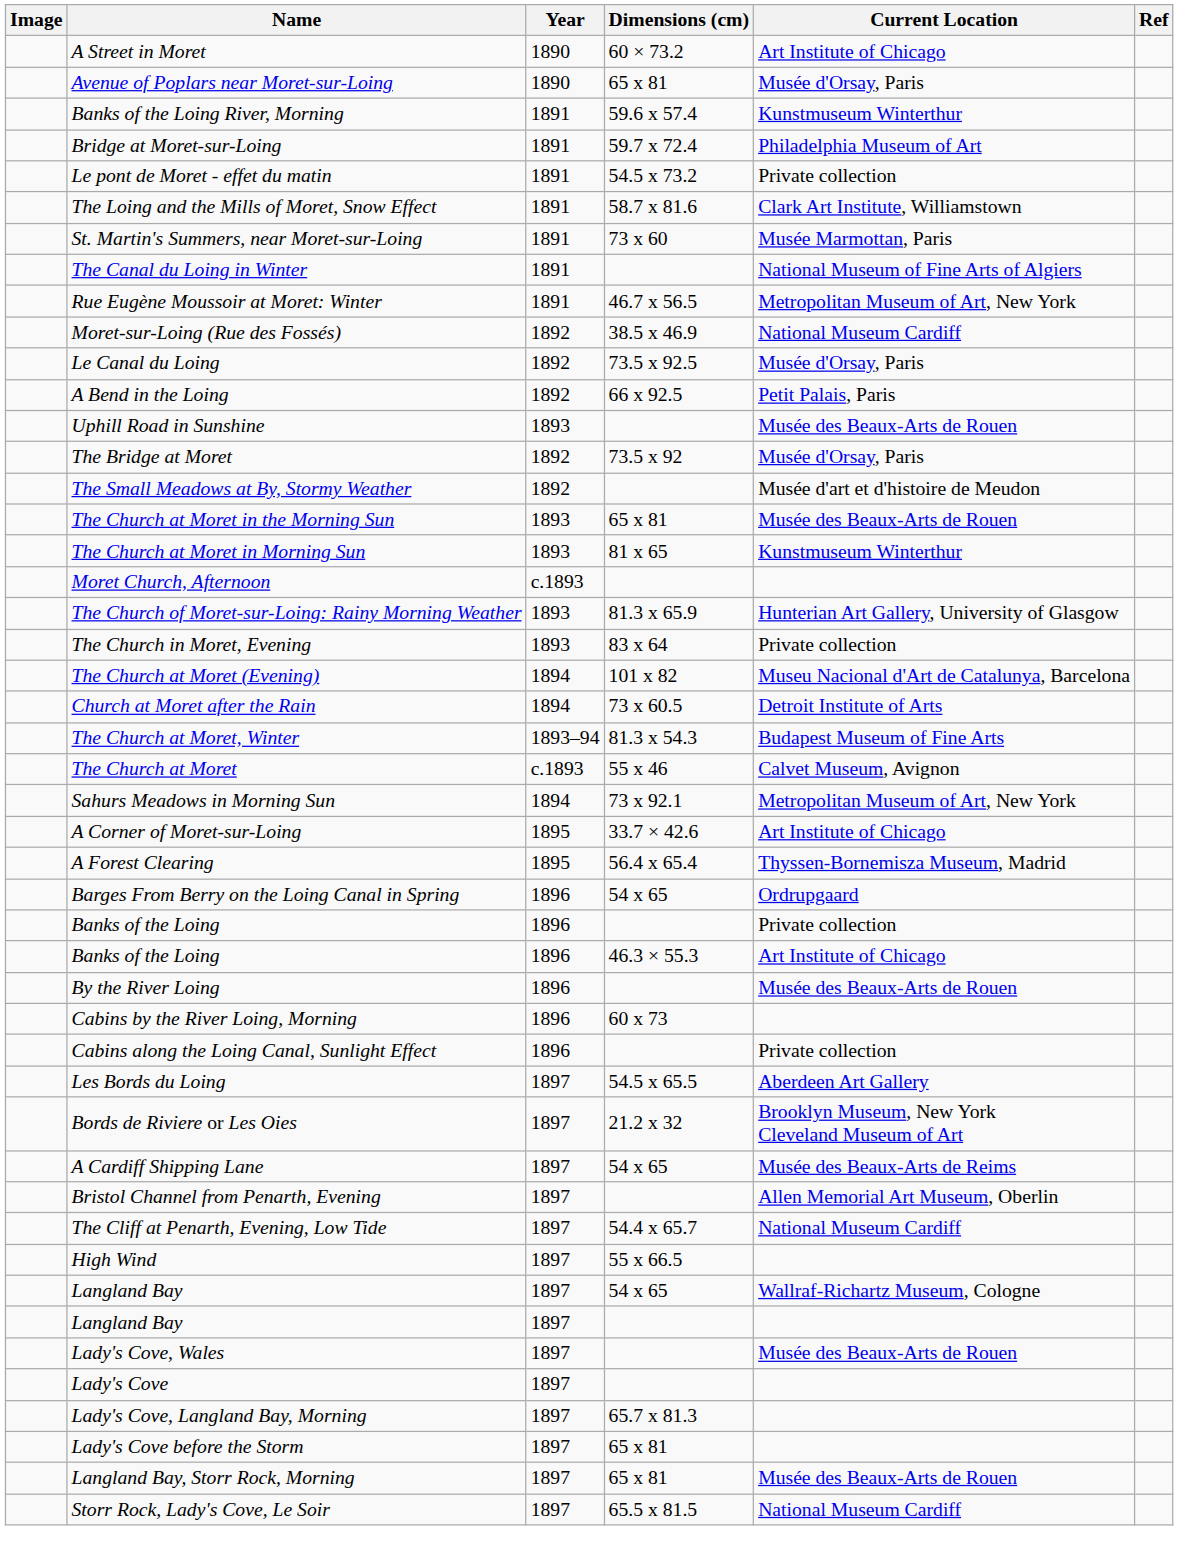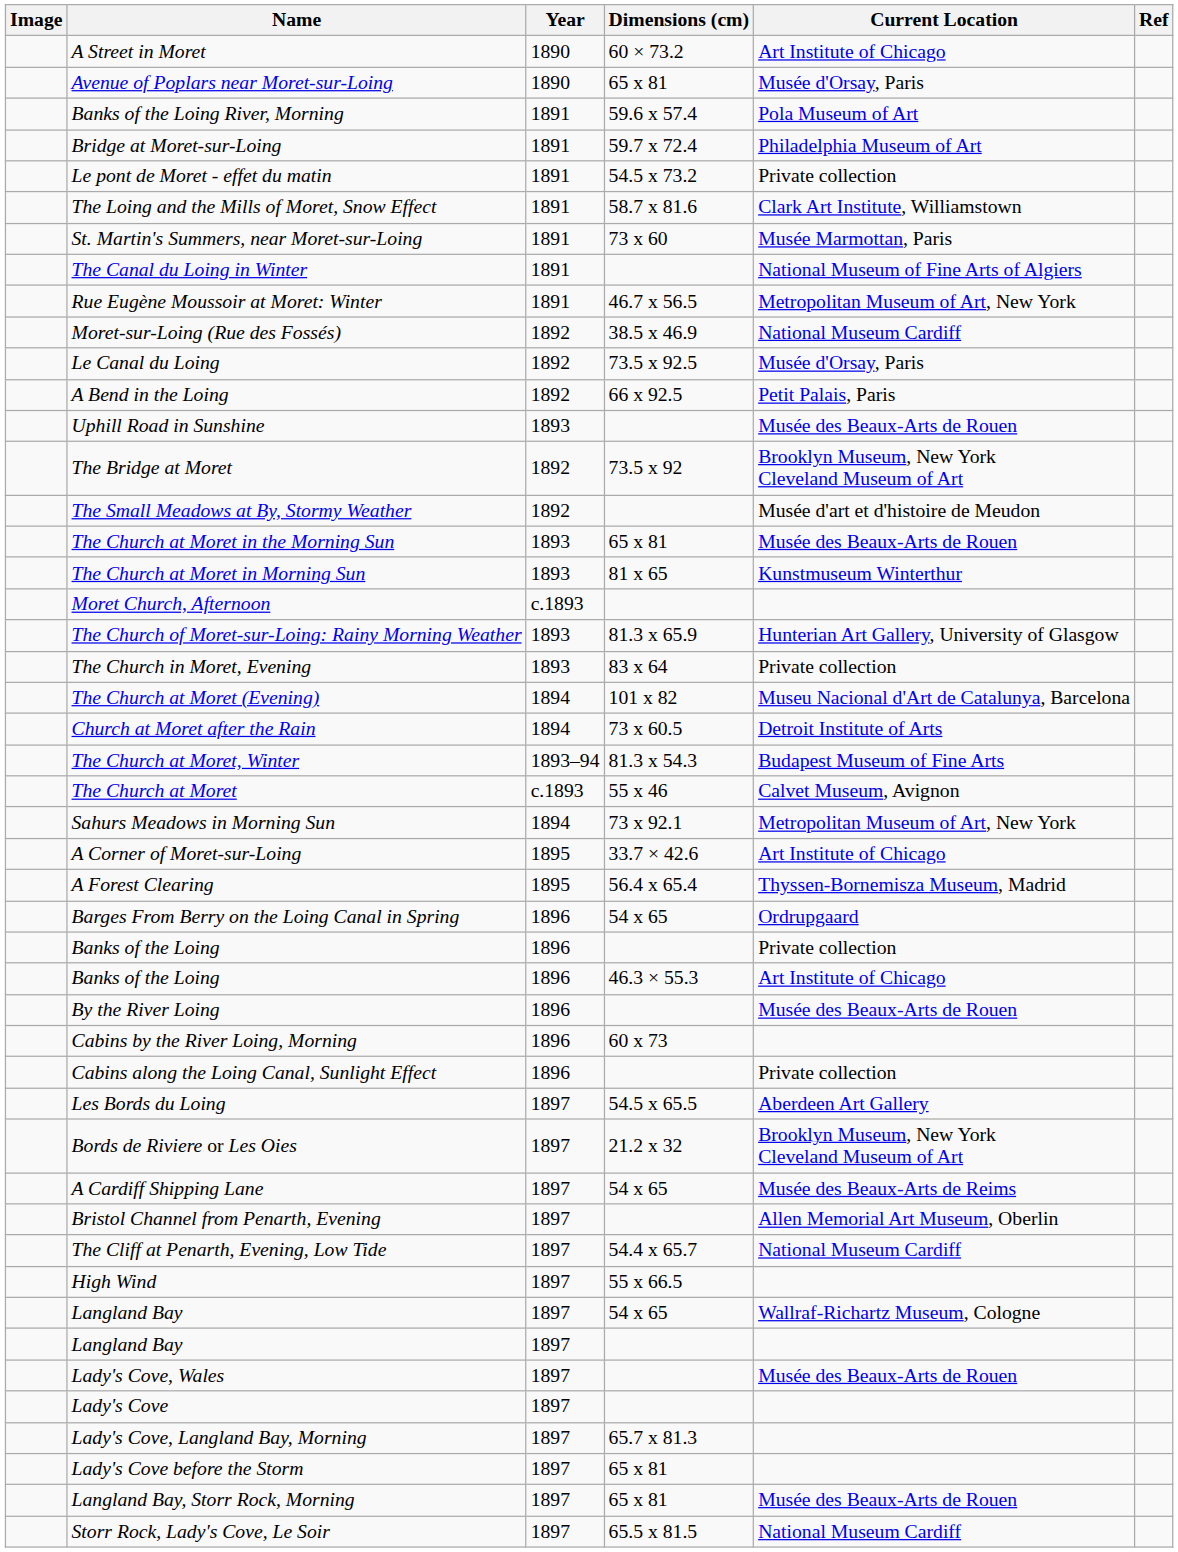(860, 113) Kunstmuseum Winterthur -> (838, 113) Pola Museum of Art
(841, 457) Musée d'Orsay, Paris -> (877, 468) Brooklyn Museum, New York Cleveland Museum of Art
